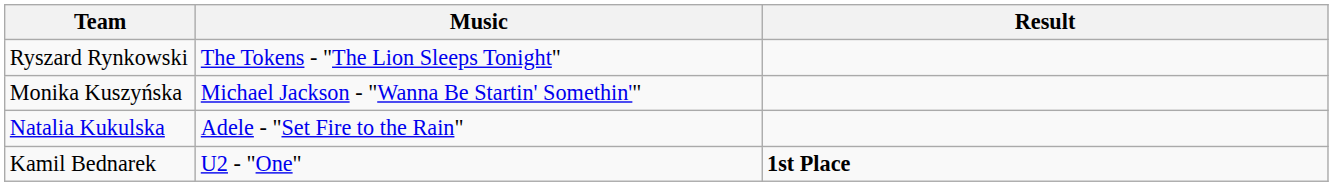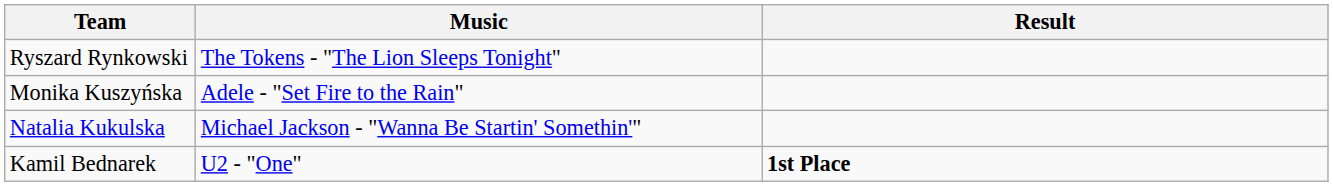(421, 92) Michael Jackson - "Wanna Be Startin' Somethin'" -> (332, 92) Adele - "Set Fire to the Rain"
(332, 127) Adele - "Set Fire to the Rain" -> (421, 127) Michael Jackson - "Wanna Be Startin' Somethin'"
